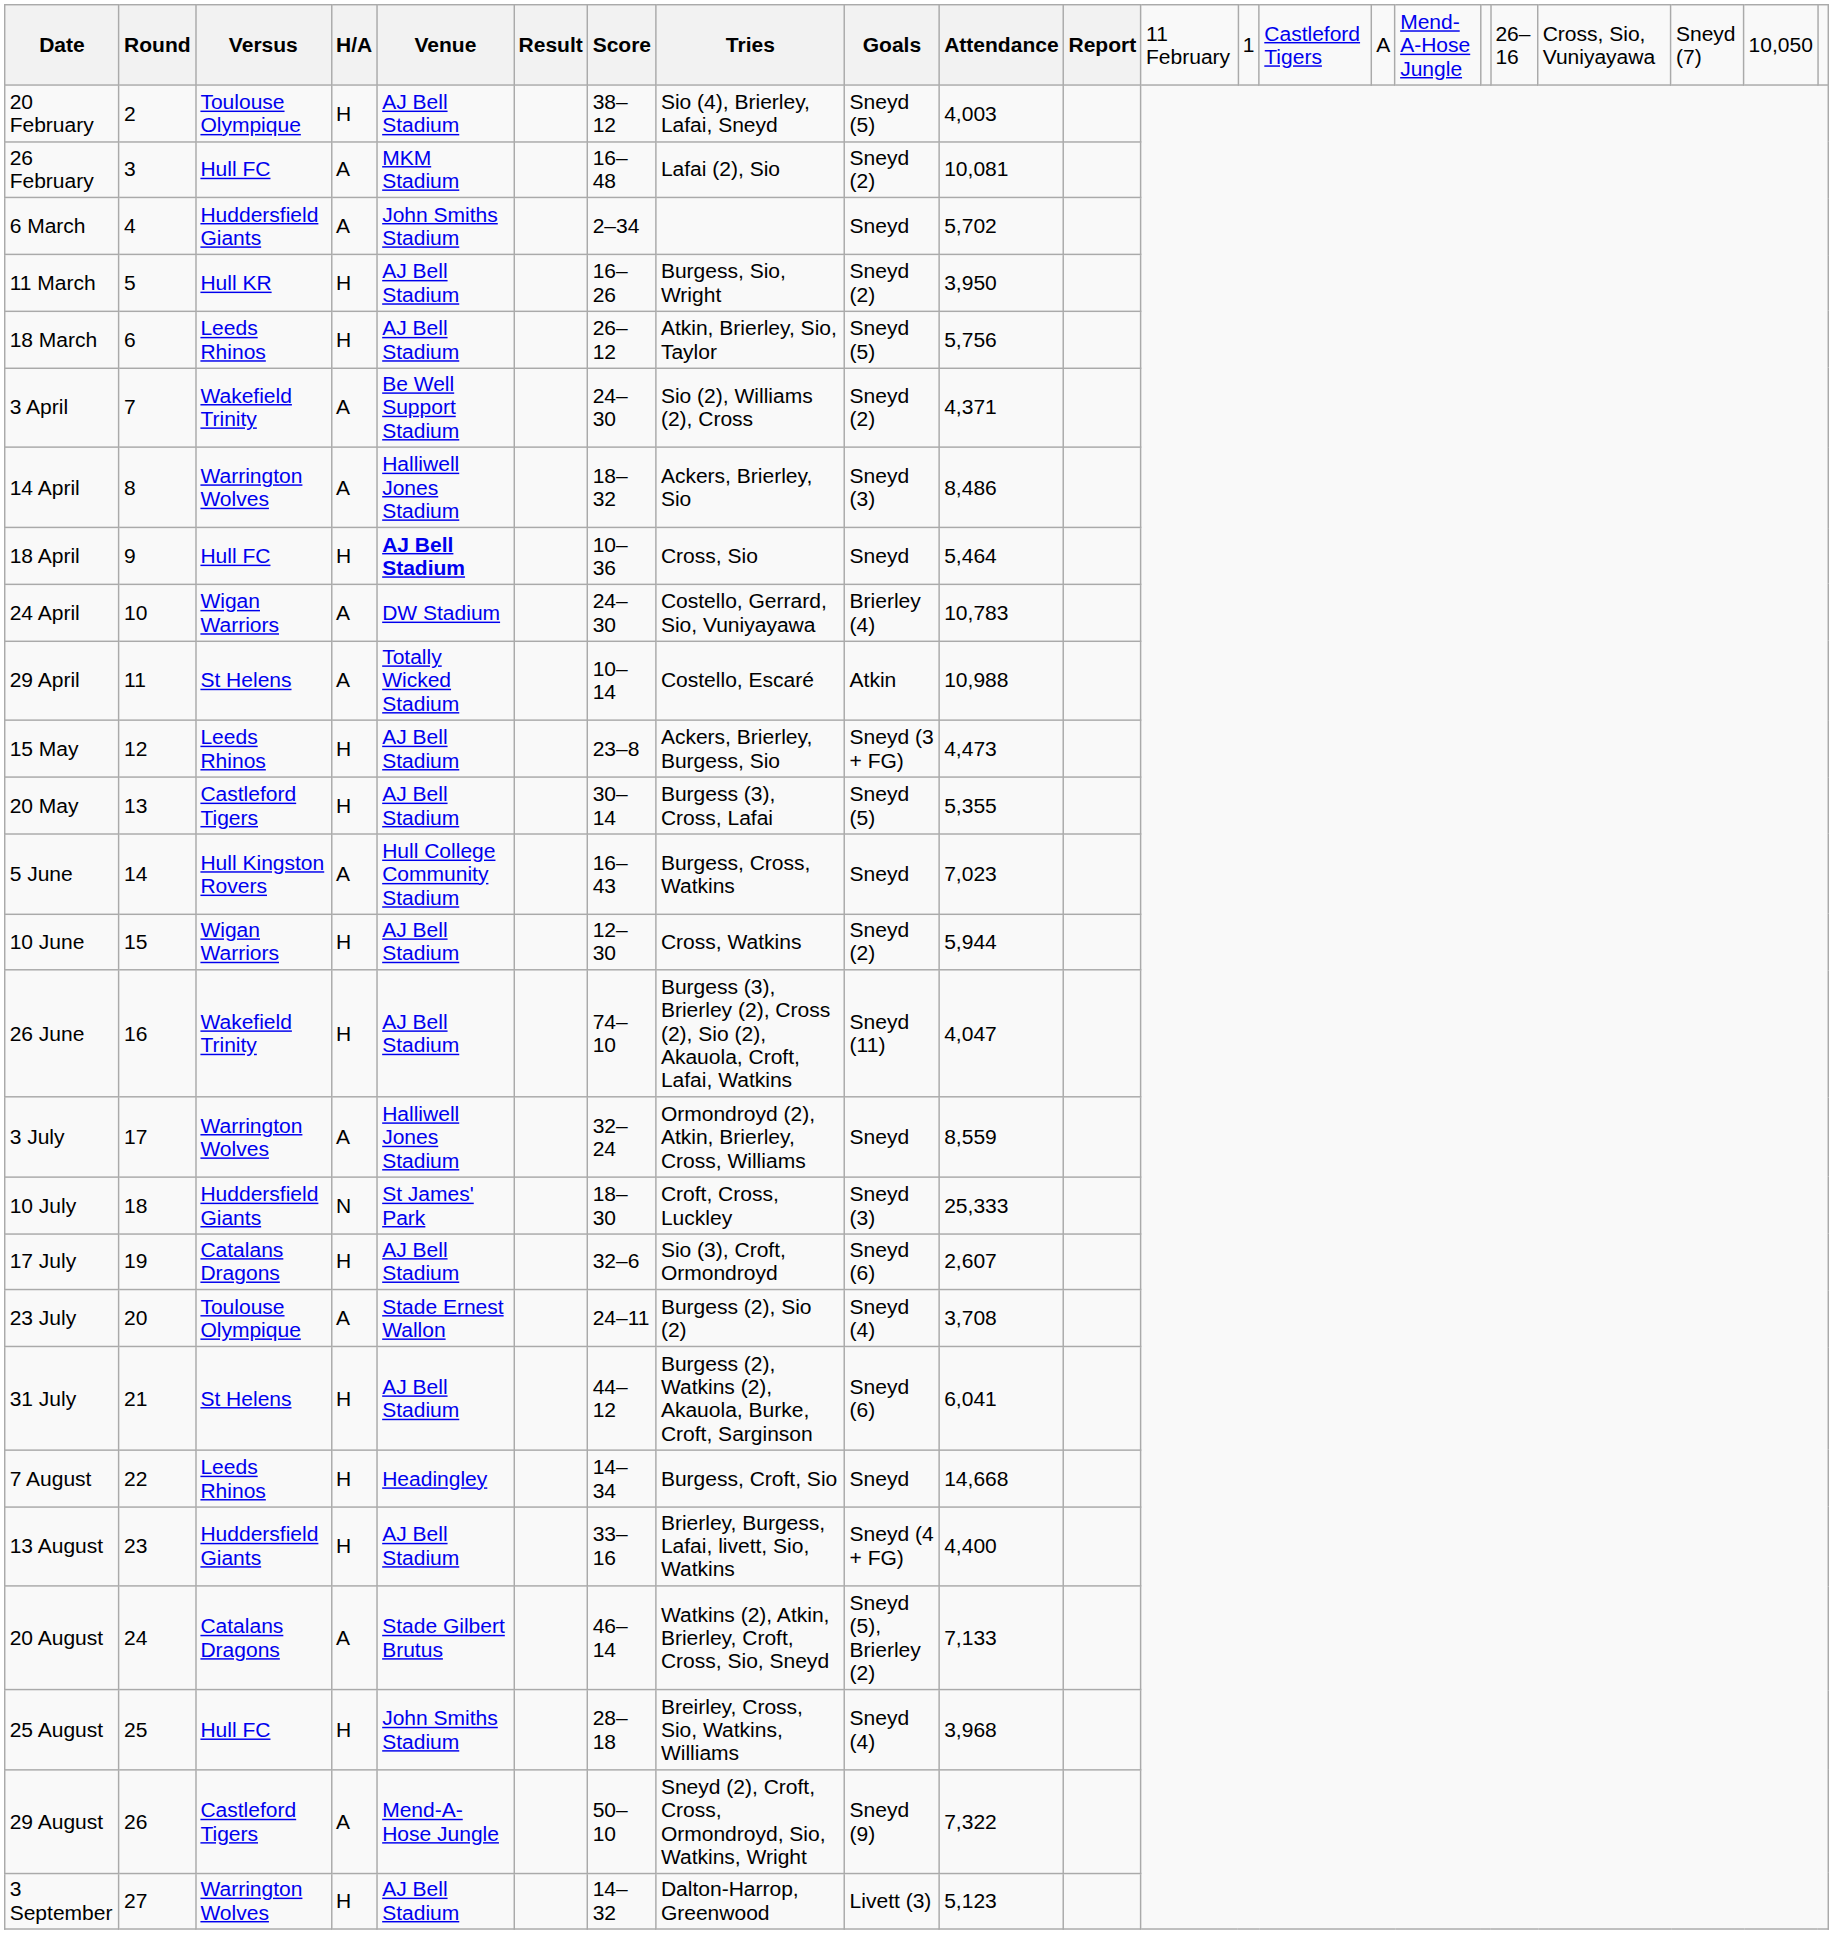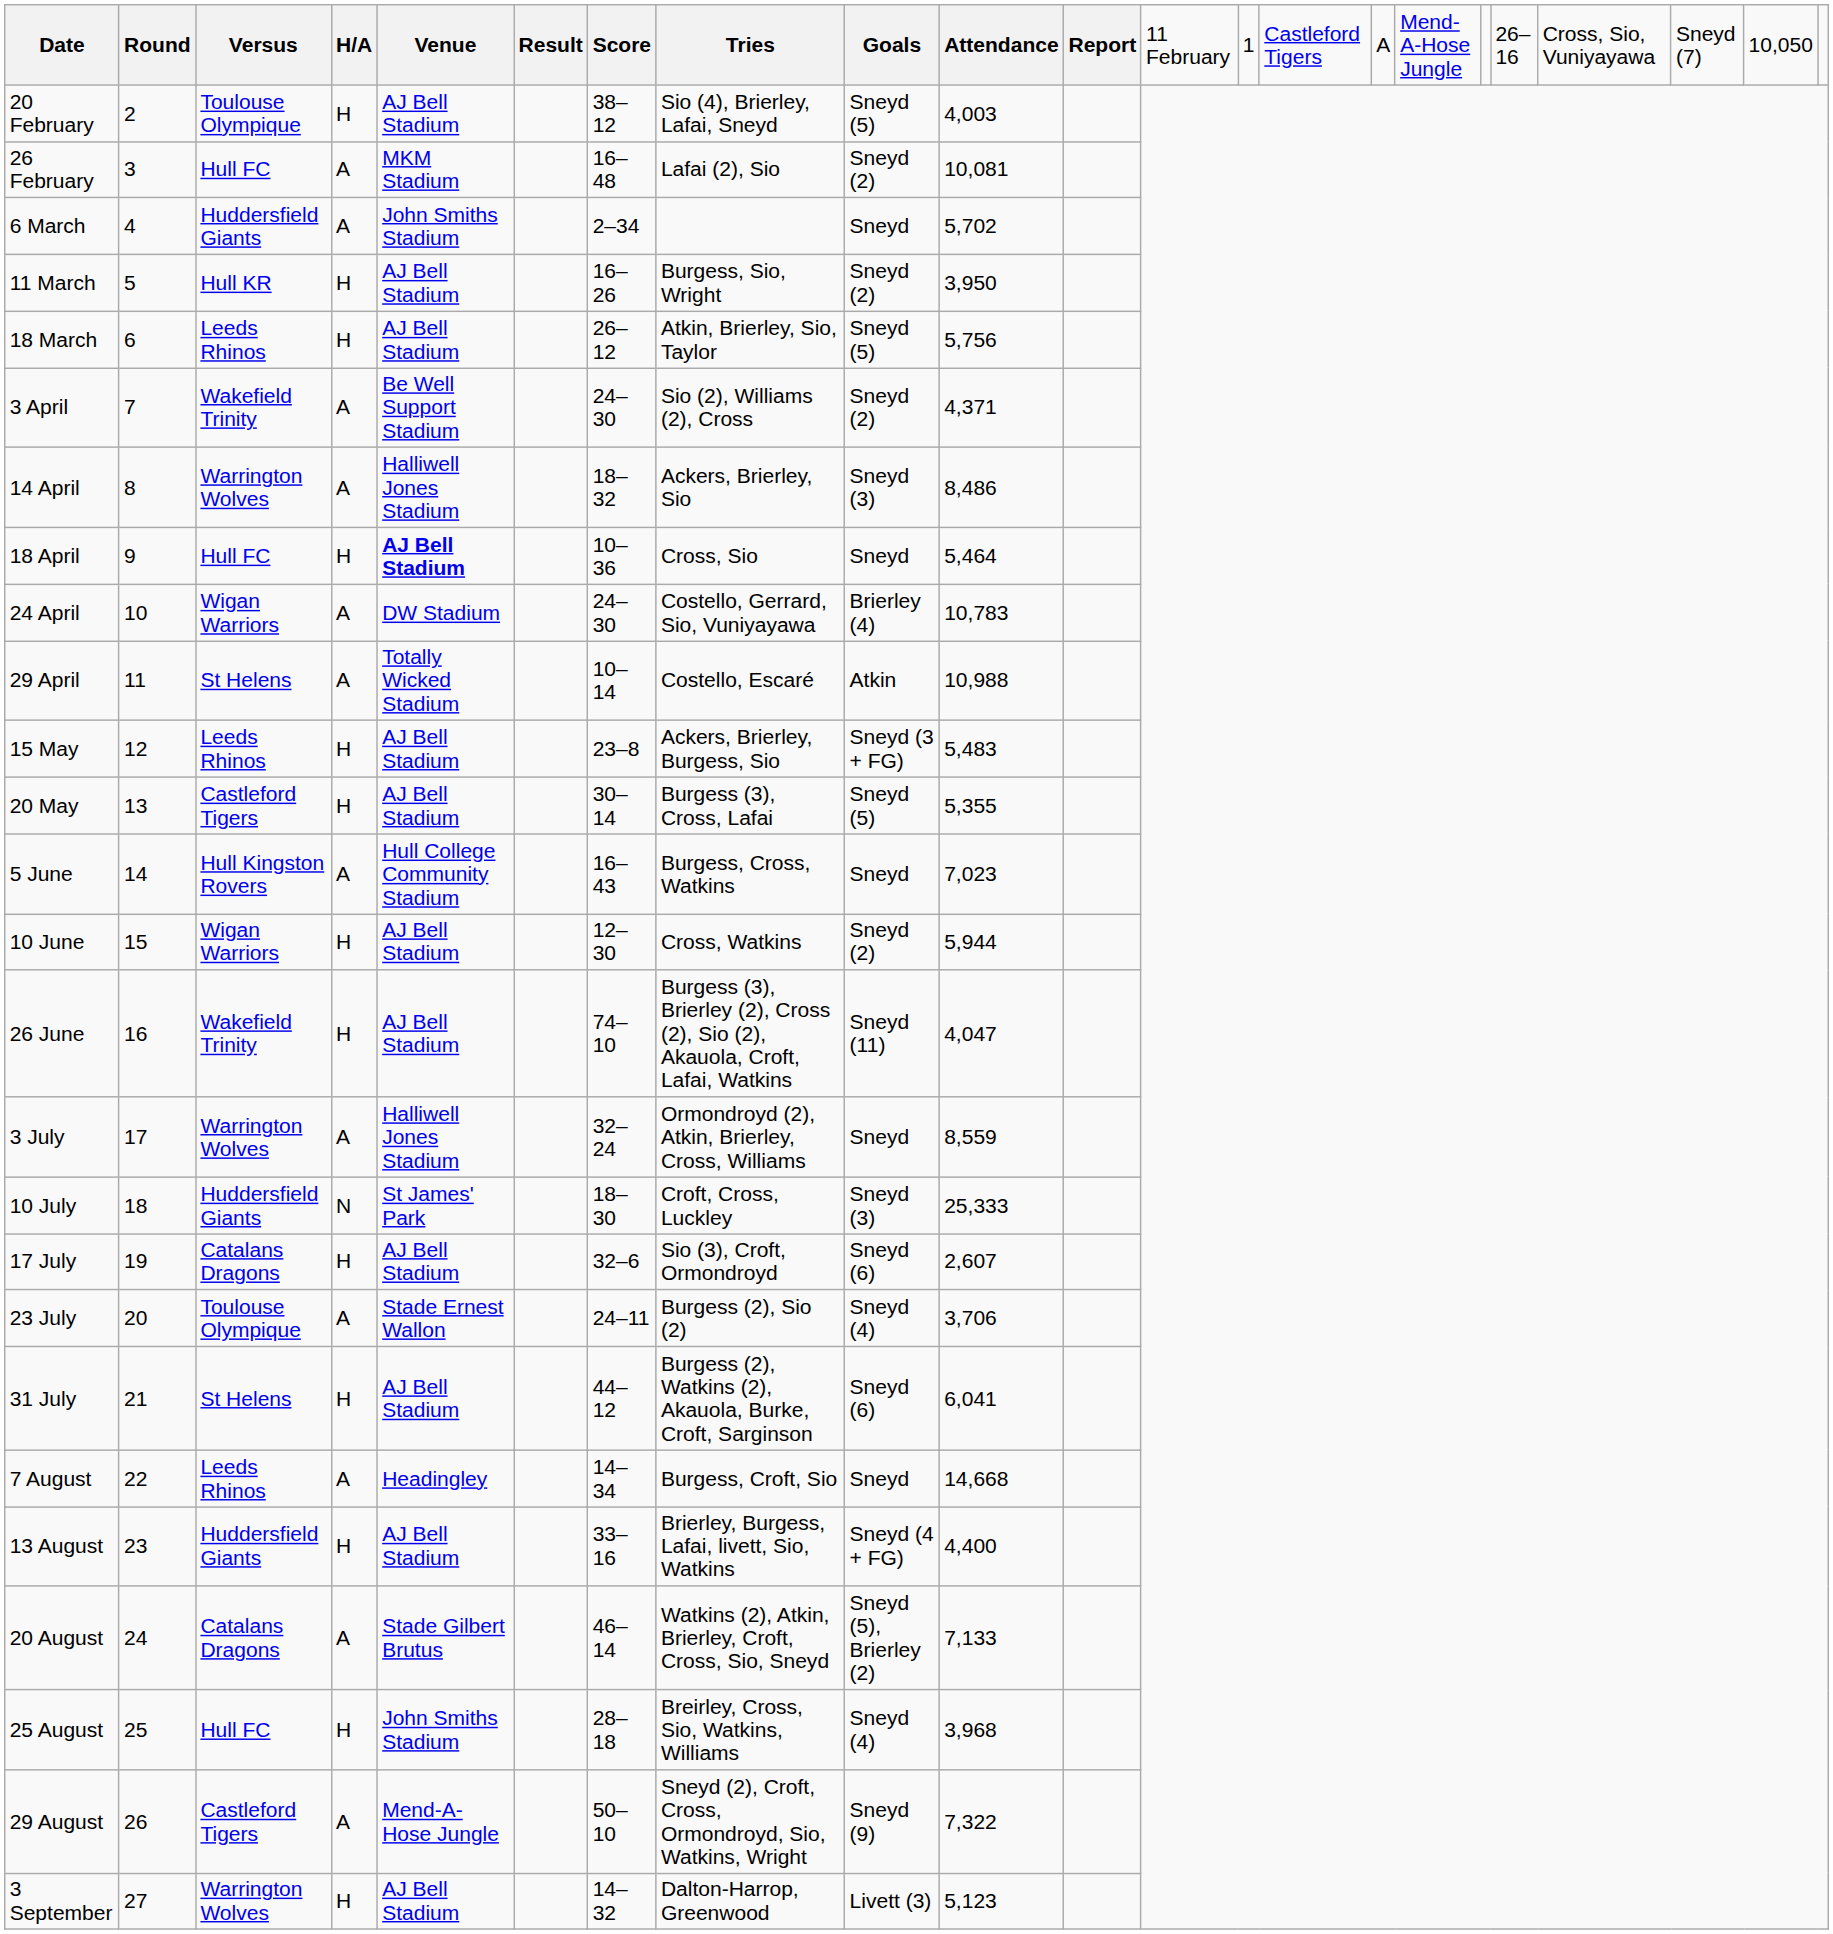(970, 749) 4,473 -> (970, 749) 5,483
(970, 1319) 3,708 -> (970, 1319) 3,706
(344, 1478) H -> (343, 1478) A
